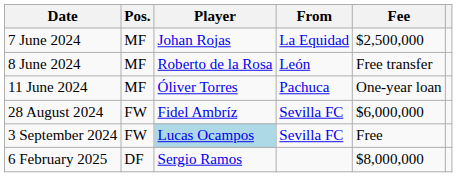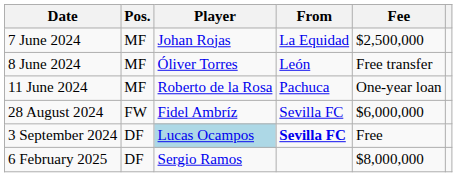(215, 64) Roberto de la Rosa -> (198, 64) Óliver Torres
(198, 87) Óliver Torres -> (215, 87) Roberto de la Rosa
(136, 135) FW -> (134, 135) DF
(311, 135) normal -> (313, 135) bold
